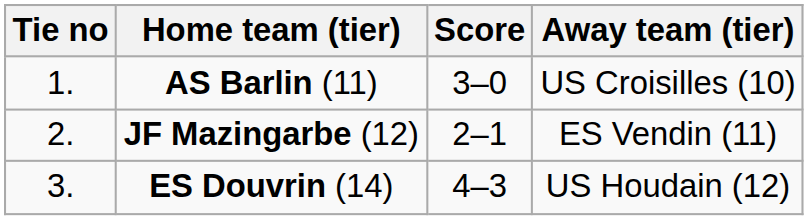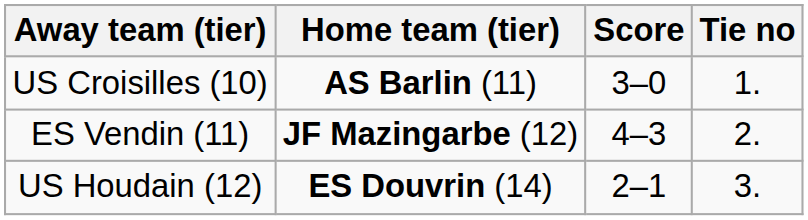columns swapped: (61, 30) <-> (668, 30)
(480, 134) 2–1 -> (639, 134) 4–3
(480, 186) 4–3 -> (639, 186) 2–1
